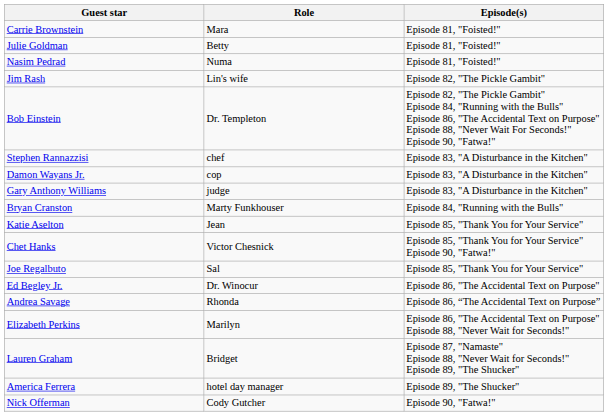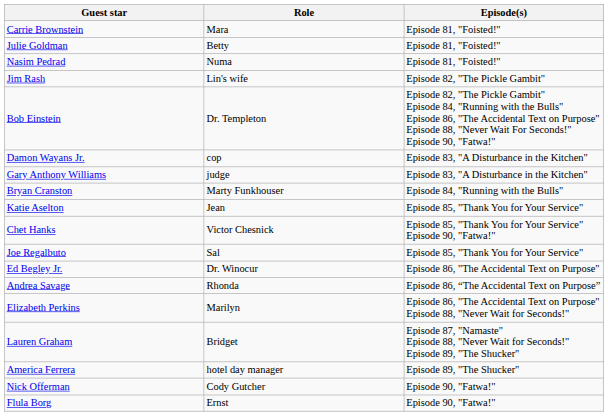- row: (48, 158)
+ row: (29, 403)
